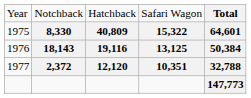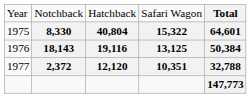(112, 31) 40,809 -> (112, 31) 40,804
